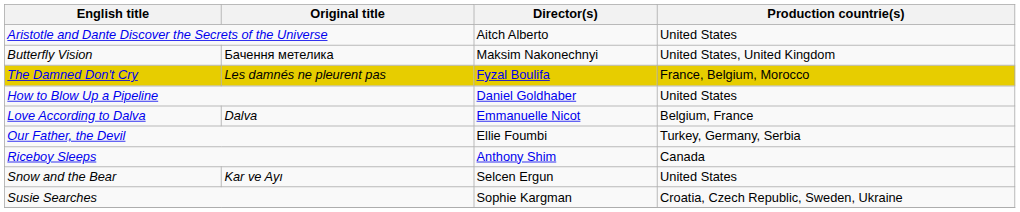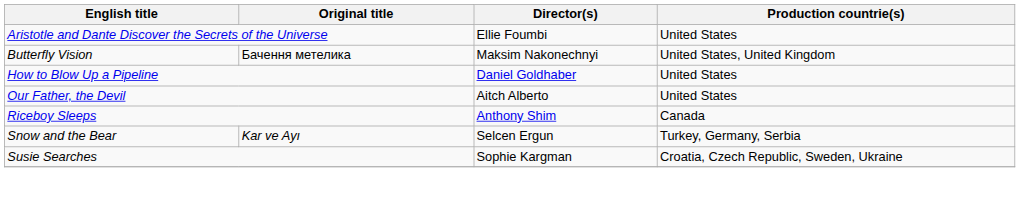(512, 34) Aitch Alberto -> (512, 34) Ellie Foumbi
- row: (73, 75)
- row: (76, 116)
(512, 136) Ellie Foumbi -> (512, 95) Aitch Alberto
(730, 136) Turkey, Germany, Serbia -> (699, 95) United States
(699, 177) United States -> (730, 136) Turkey, Germany, Serbia
